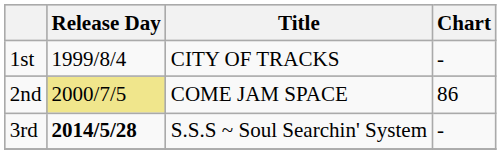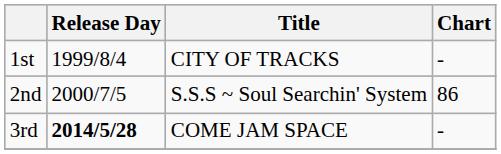(89, 94) khaki background -> (89, 94) no background
(259, 94) COME JAM SPACE -> (299, 94) S.S.S ~ Soul Searchin' System
(299, 130) S.S.S ~ Soul Searchin' System -> (259, 130) COME JAM SPACE
